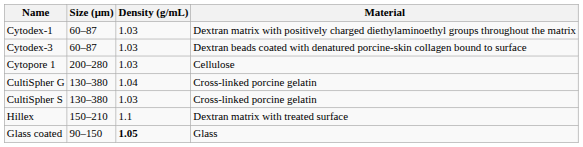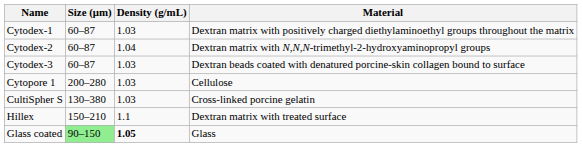+ row: (30, 47)
- row: (36, 82)
(86, 133) no background -> (84, 133) lightgreen background
